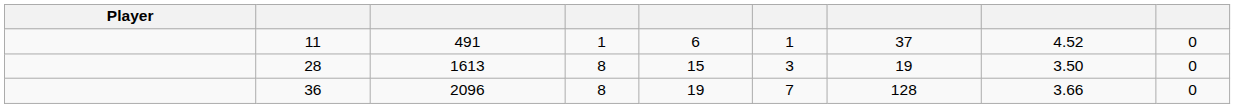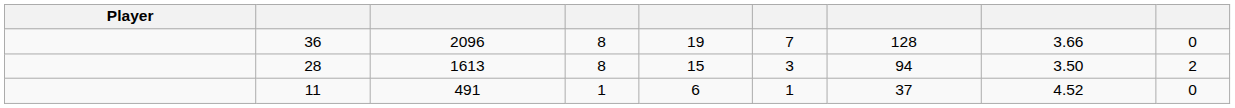rows swapped: (313, 90) <-> (313, 41)
(904, 66) 19 -> (904, 66) 94
(1193, 66) 0 -> (1193, 66) 2
